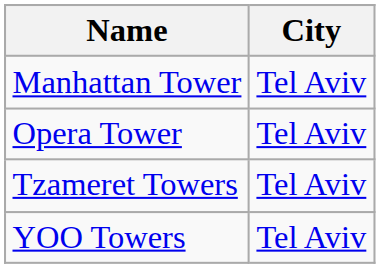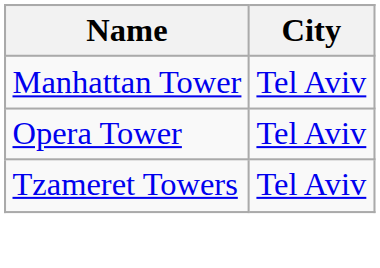- row: (99, 236)
